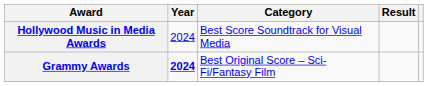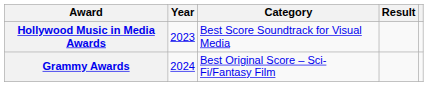(183, 36) 2024 -> (183, 36) 2023
(183, 66) bold -> (183, 66) normal
